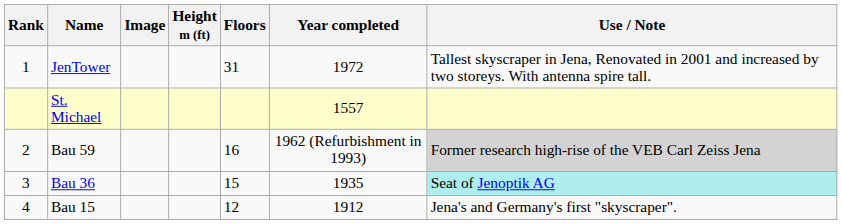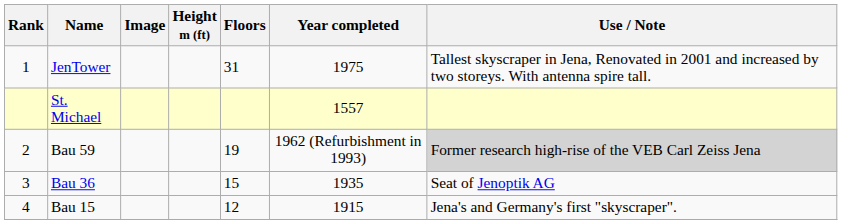(348, 66) 1972 -> (348, 66) 1975
(232, 150) 16 -> (232, 150) 19
(493, 183) paleturquoise background -> (493, 183) no background
(348, 207) 1912 -> (348, 207) 1915
